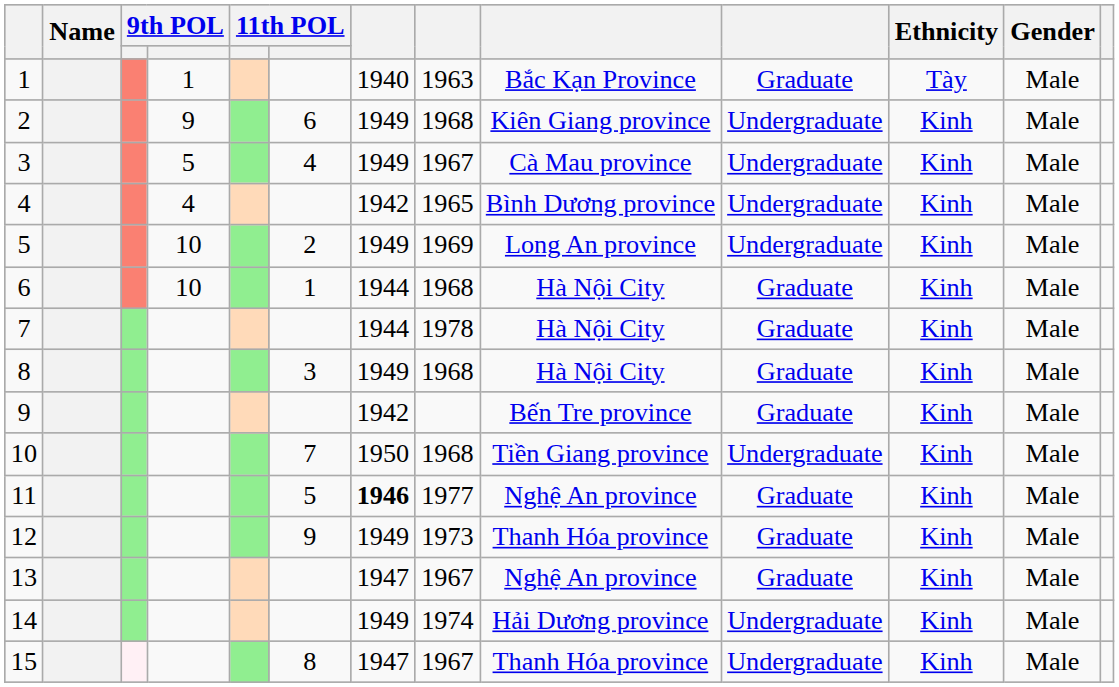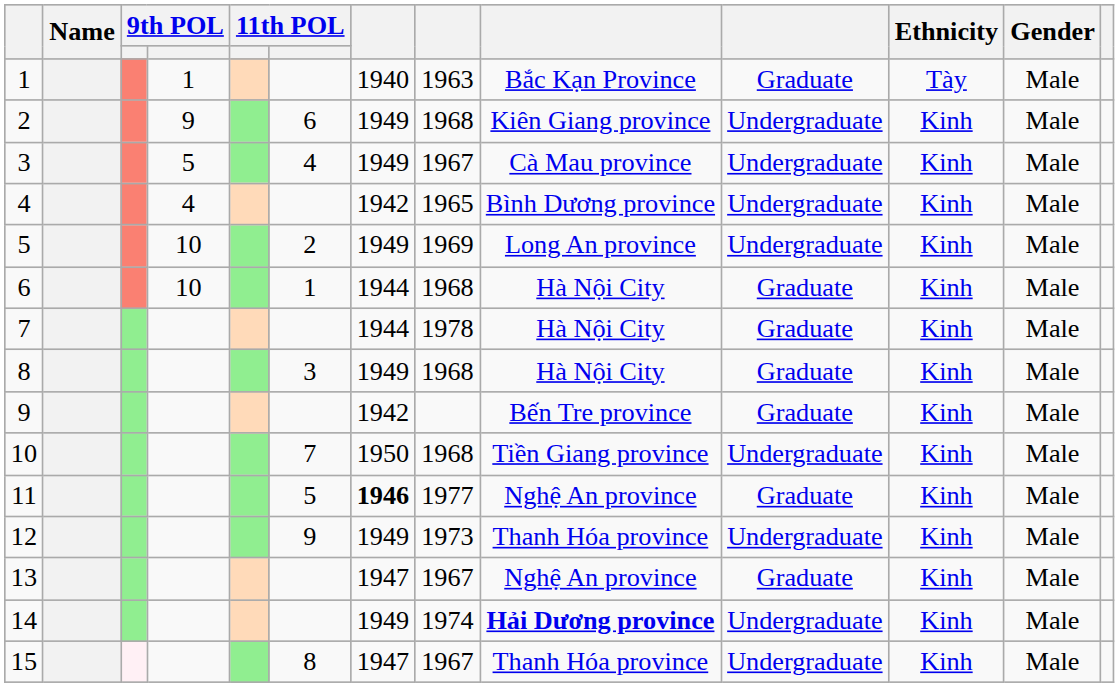(805, 536) Graduate -> (805, 536) Undergraduate
(600, 620) normal -> (600, 620) bold
